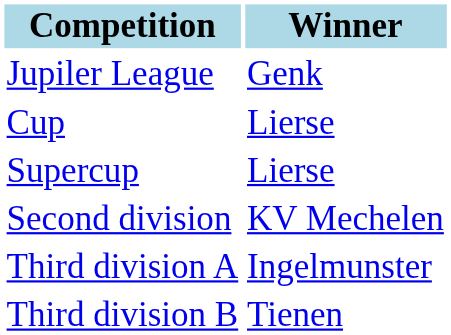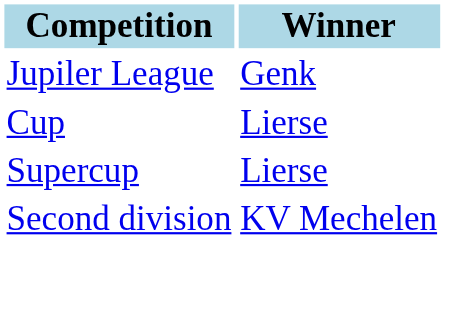- row: (122, 266)
- row: (122, 314)
